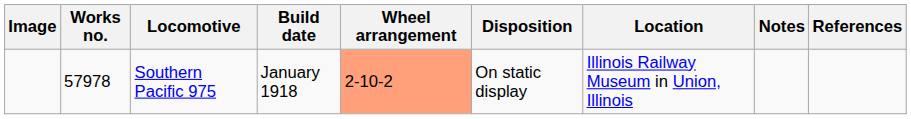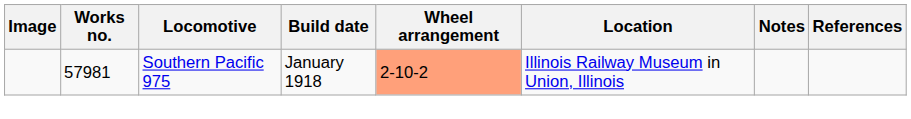- column: (527, 27)
(87, 81) 57978 -> (87, 72) 57981
